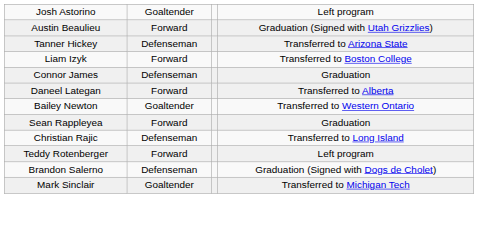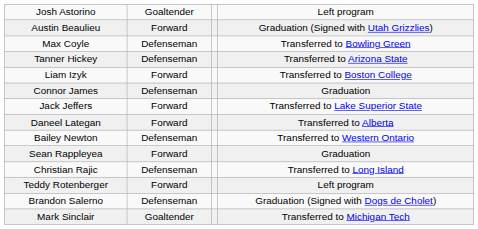+ row: (66, 43)
+ row: (66, 106)
(169, 106) Goaltender -> (169, 138) Defenseman
